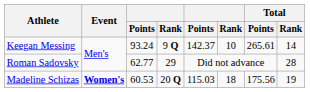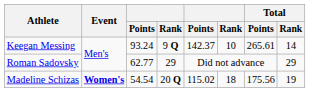(291, 62) 28 -> (291, 62) 29
(142, 79) 60.53 -> (142, 79) 54.54
(201, 79) 115.03 -> (201, 79) 115.02
